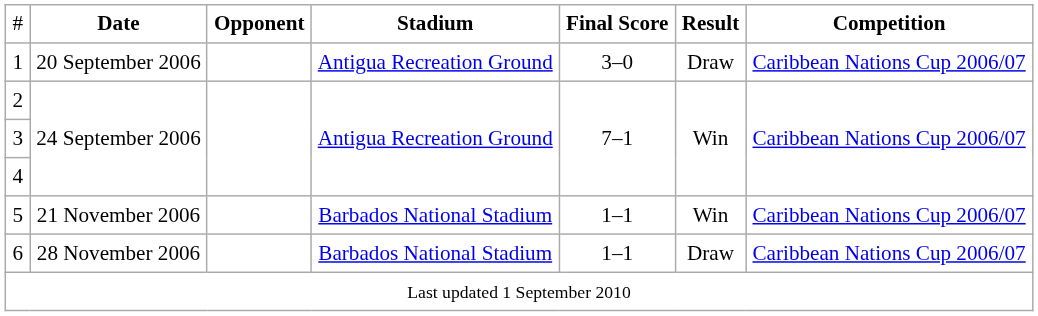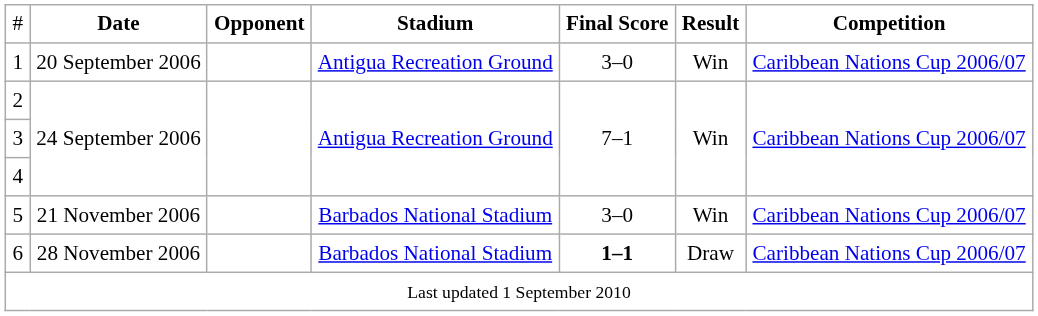(710, 61) Draw -> (710, 61) Win
(617, 214) 1–1 -> (617, 214) 3–0
(617, 252) normal -> (617, 252) bold
